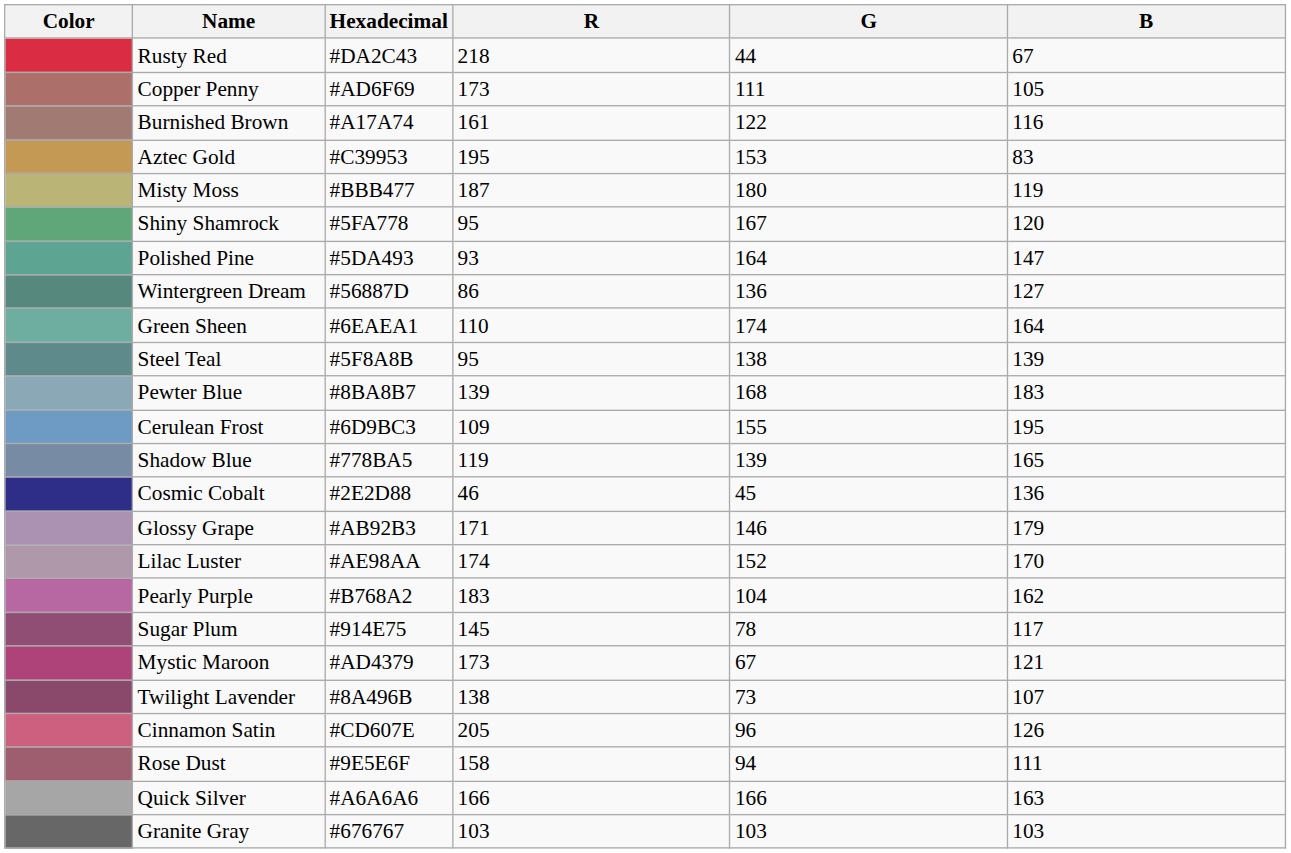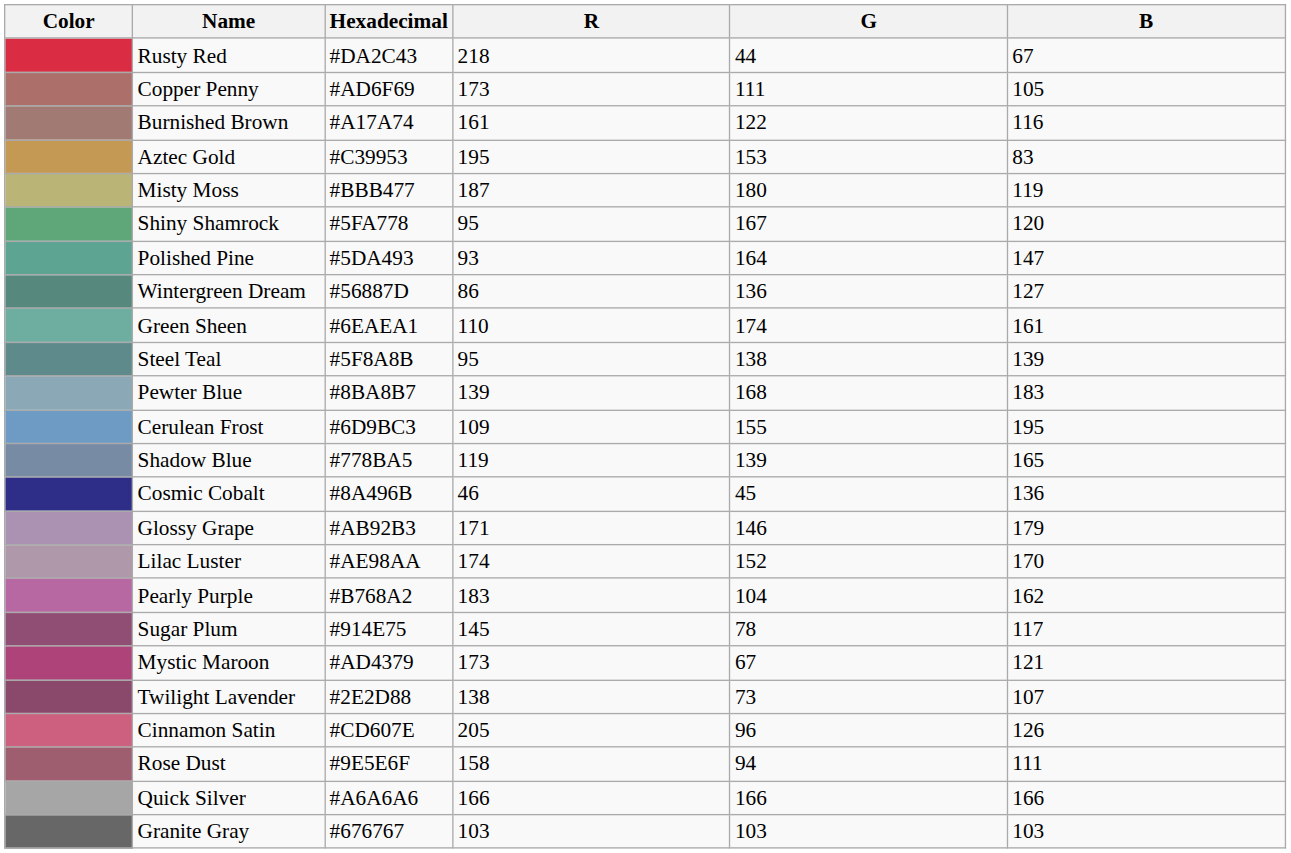(1028, 325) 164 -> (1028, 325) 161
(370, 493) #2E2D88 -> (371, 493) #8A496B
(371, 696) #8A496B -> (370, 696) #2E2D88
(1028, 797) 163 -> (1028, 797) 166
